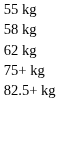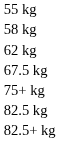+ row: (26, 70)
+ row: (26, 110)
